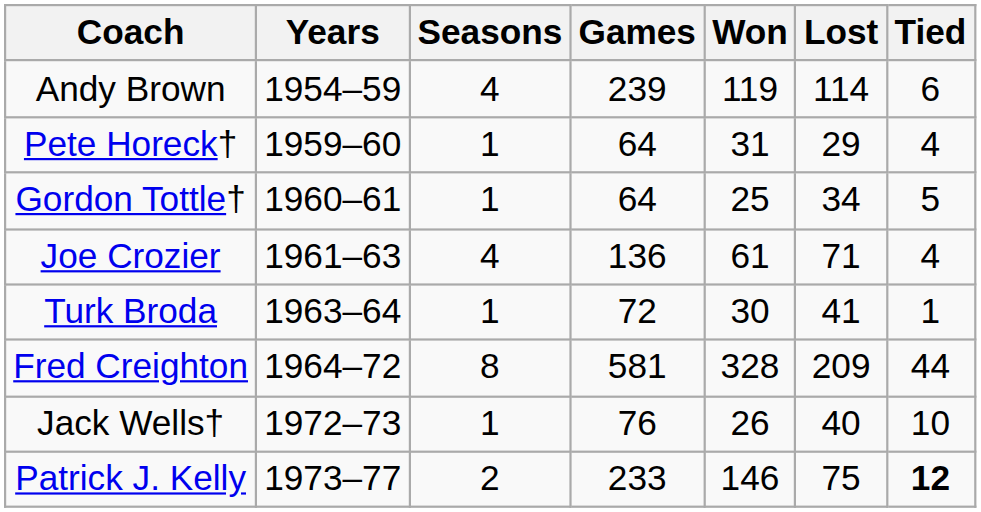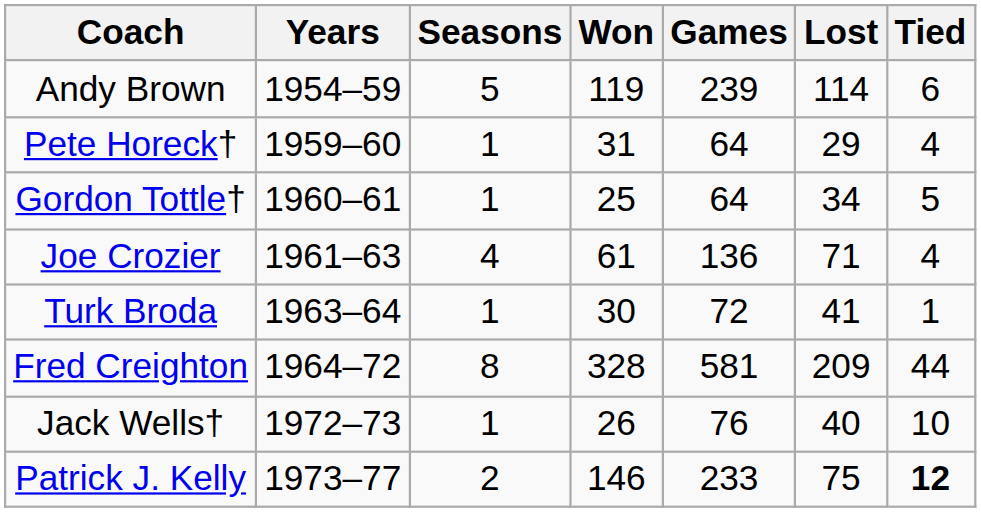columns swapped: (637, 32) <-> (750, 32)
(490, 88) 4 -> (490, 88) 5
